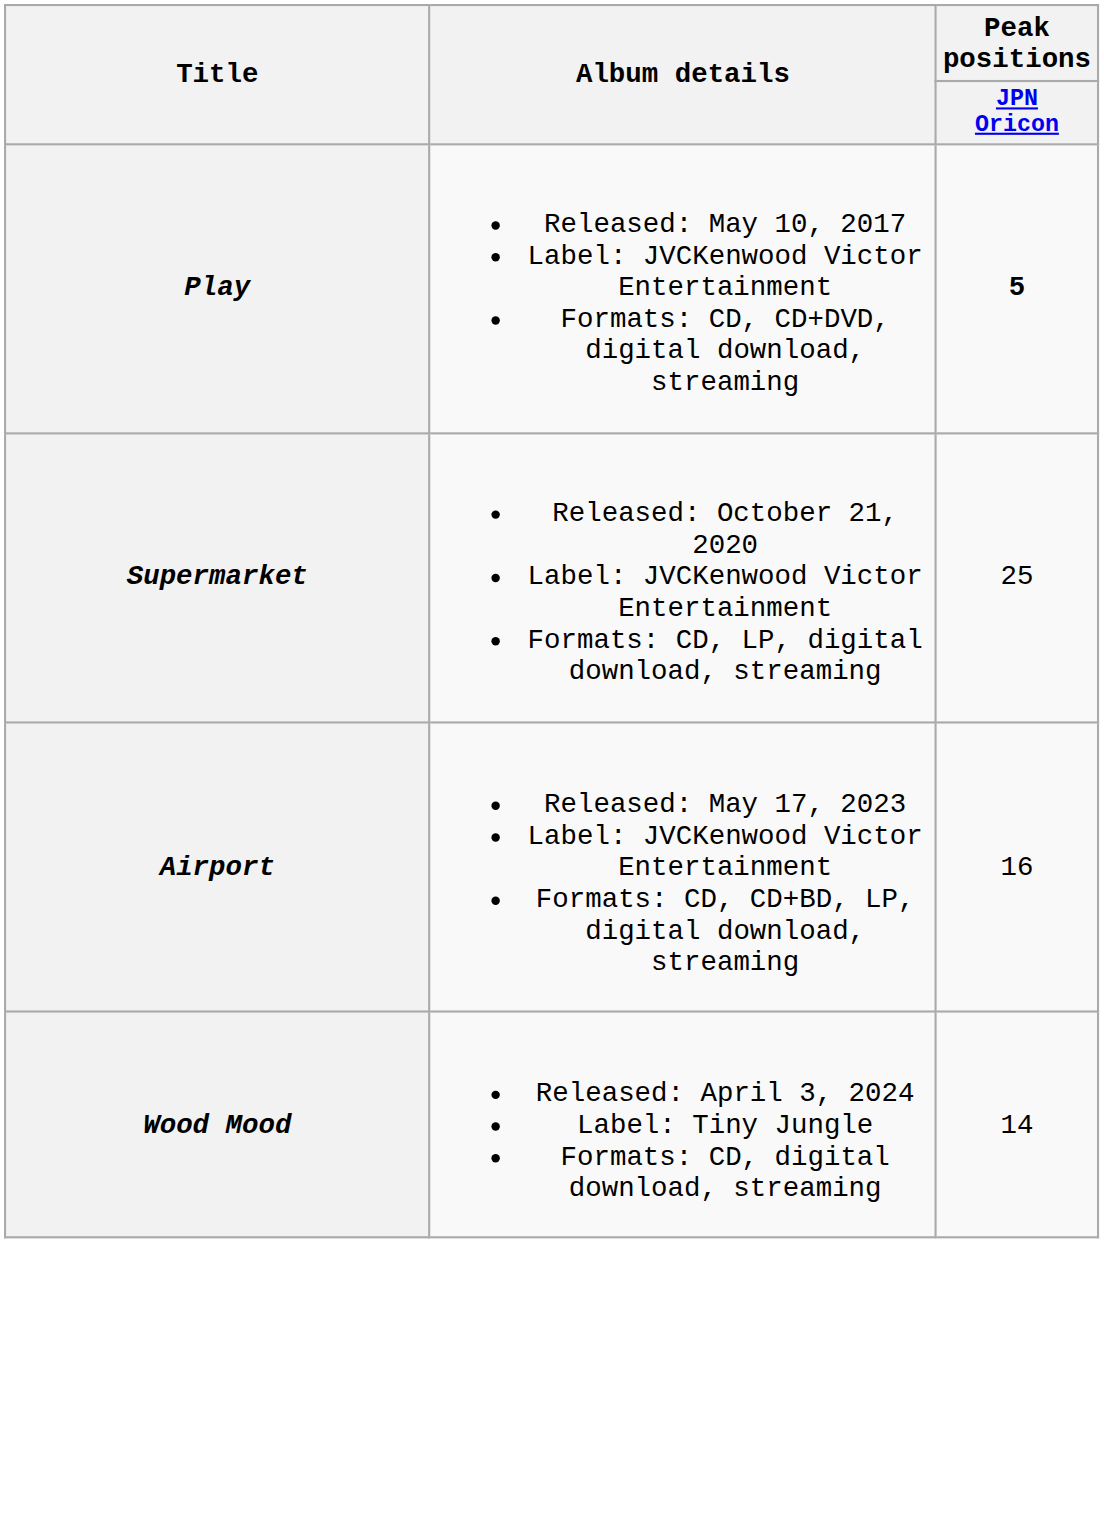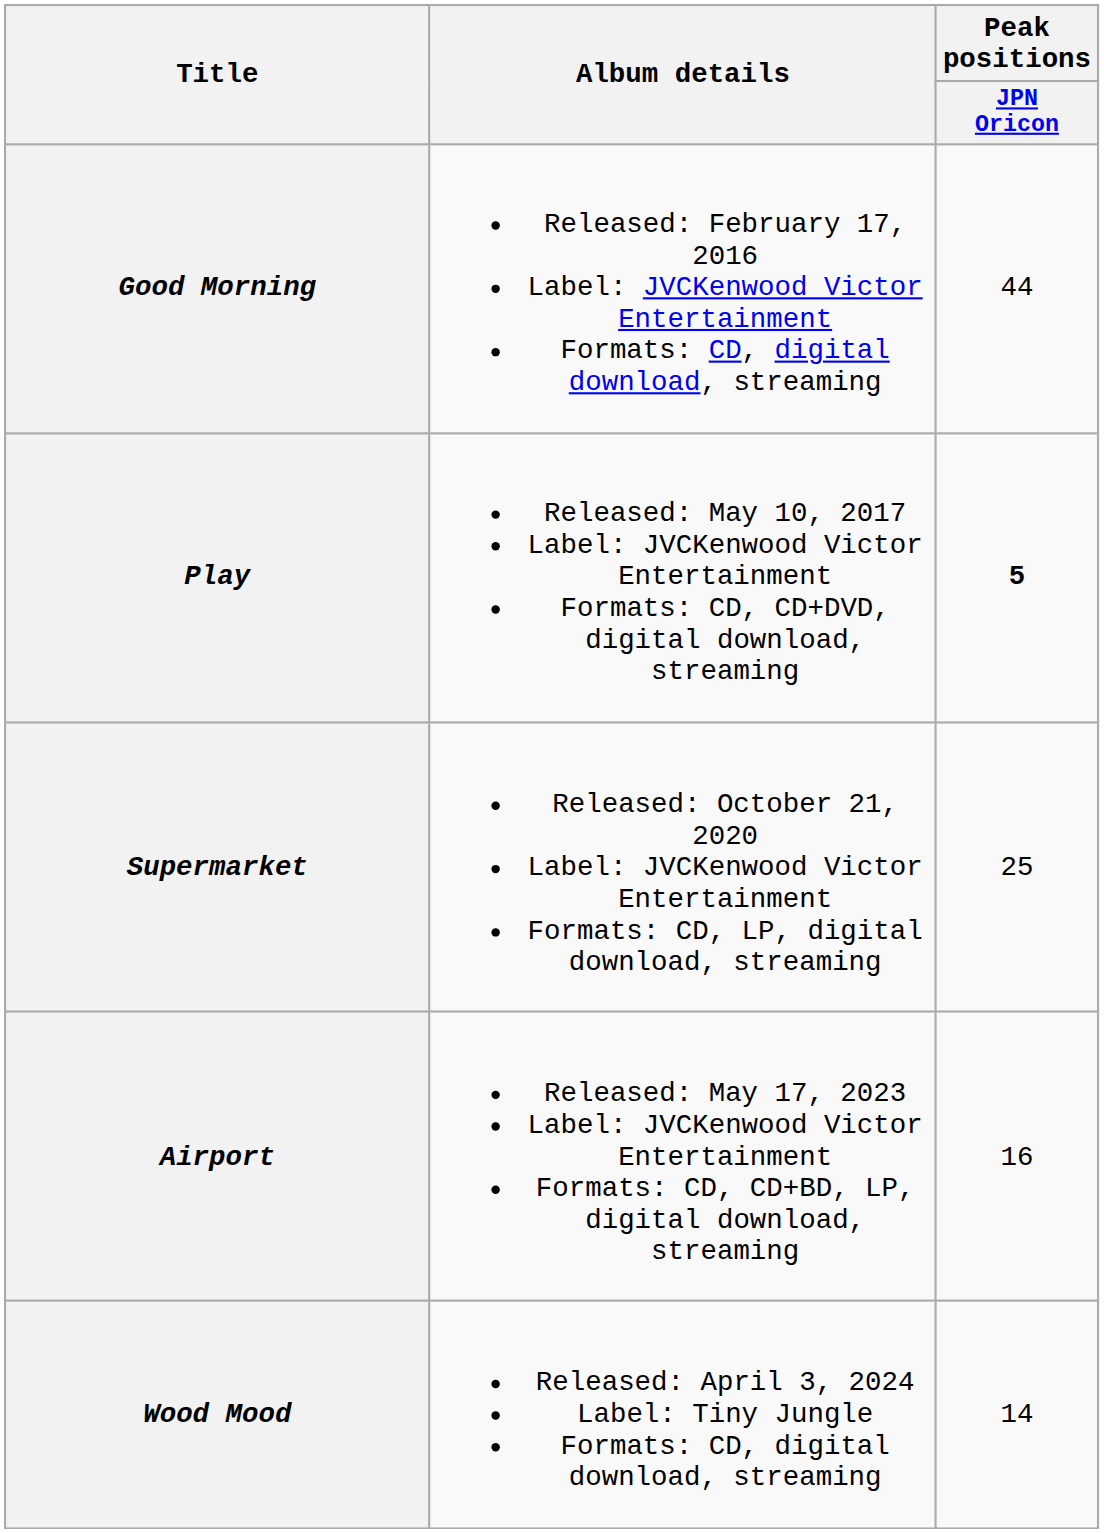+ row: (217, 288)
